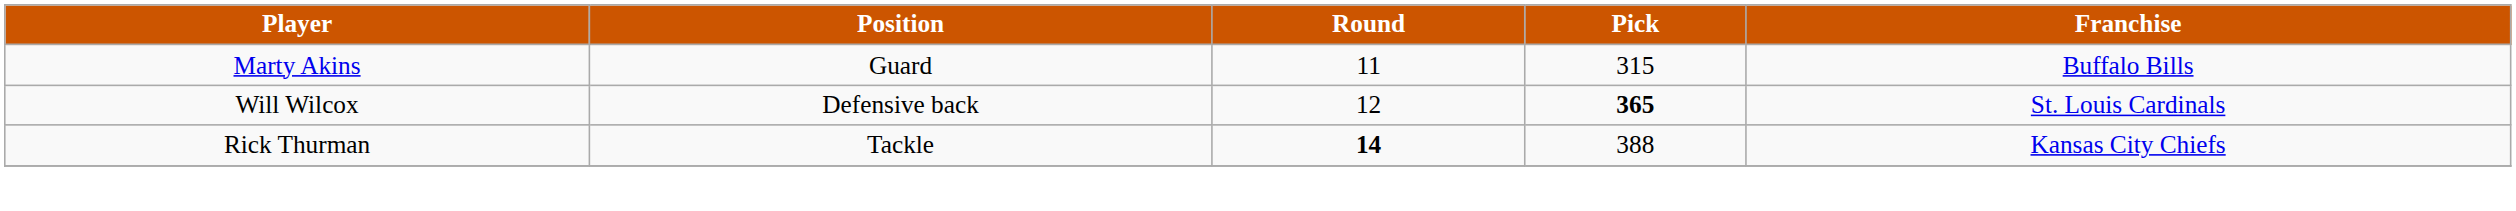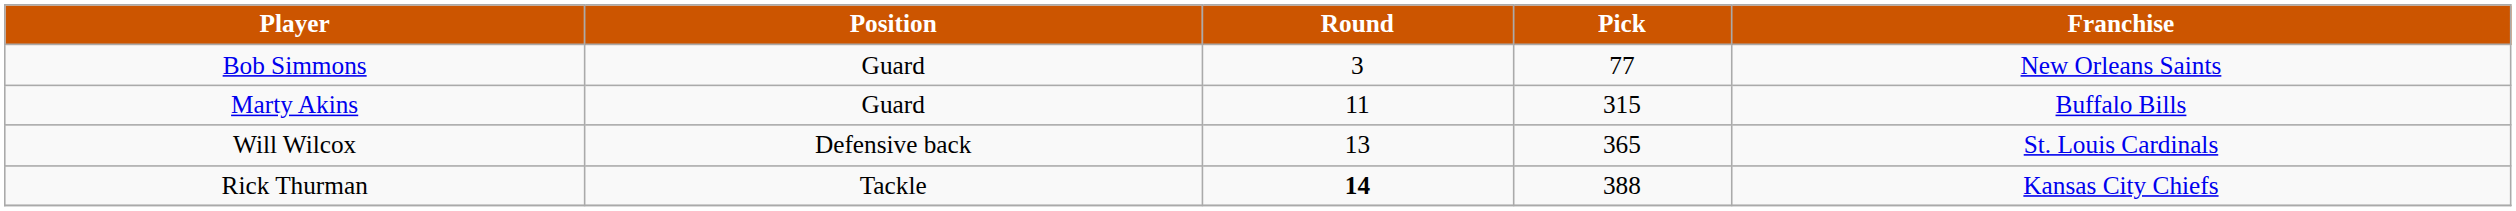+ row: (295, 64)
(1369, 104) 12 -> (1357, 144) 13
(1635, 104) bold -> (1622, 144) normal
